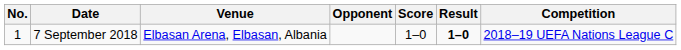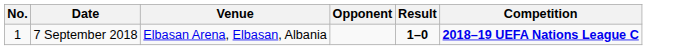- column: (416, 14)
(578, 34) normal -> (541, 34) bold
